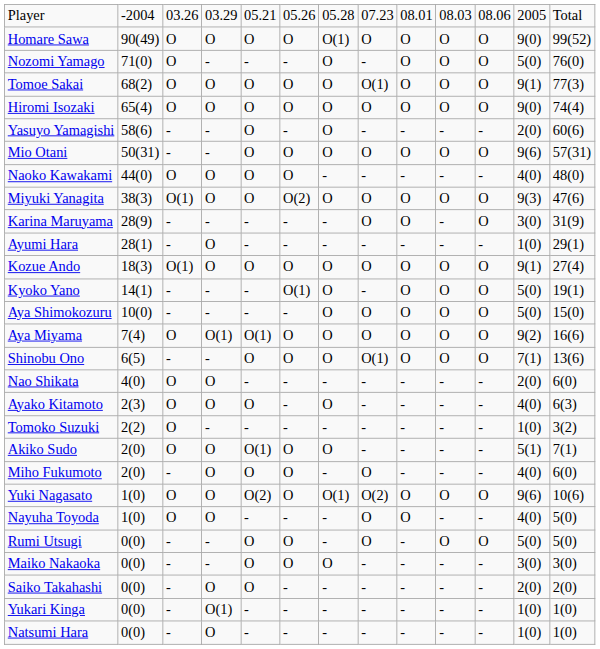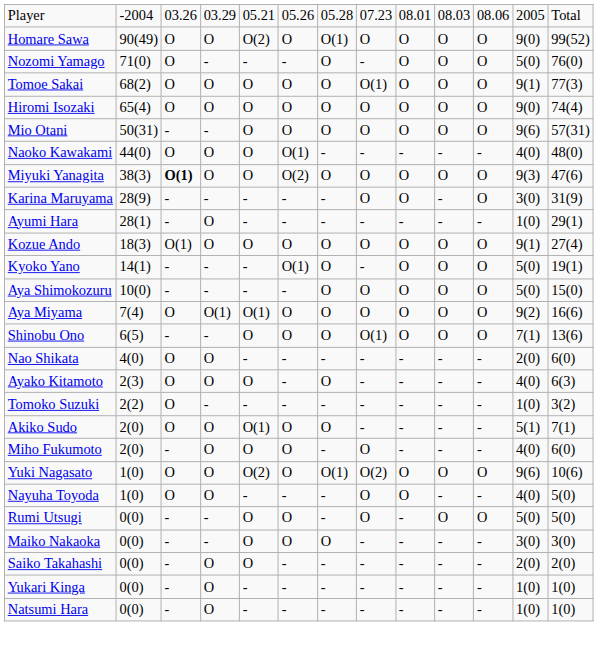(249, 38) O -> (256, 38) O(2)
- row: (61, 130)
(288, 175) O -> (295, 152) O(1)
(180, 198) normal -> (179, 175) bold
(219, 609) O(1) -> (209, 586) O
